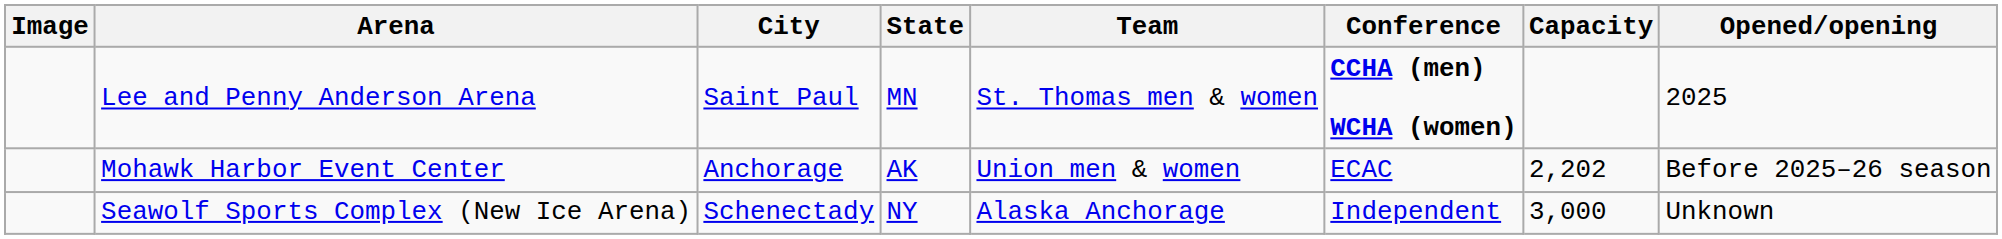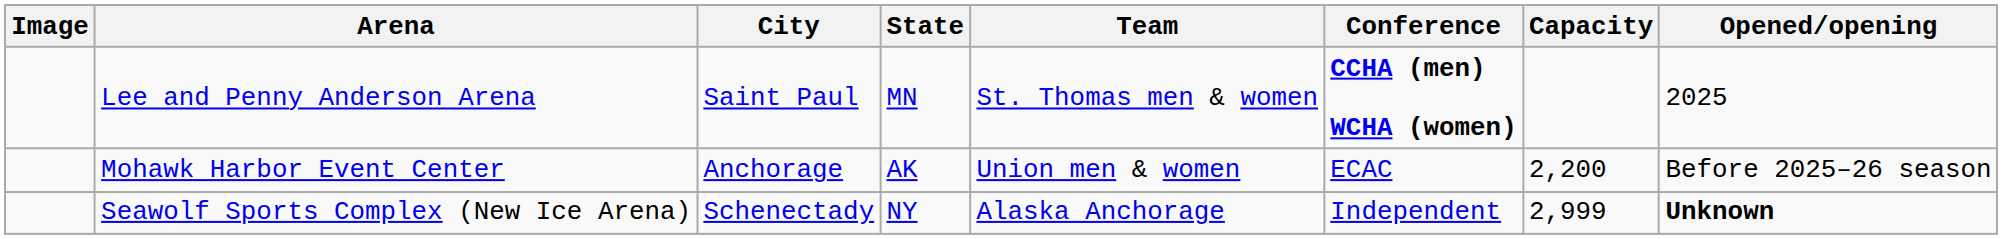(1568, 170) 2,202 -> (1568, 170) 2,200
(1568, 212) 3,000 -> (1568, 212) 2,999
(1720, 212) normal -> (1720, 212) bold
